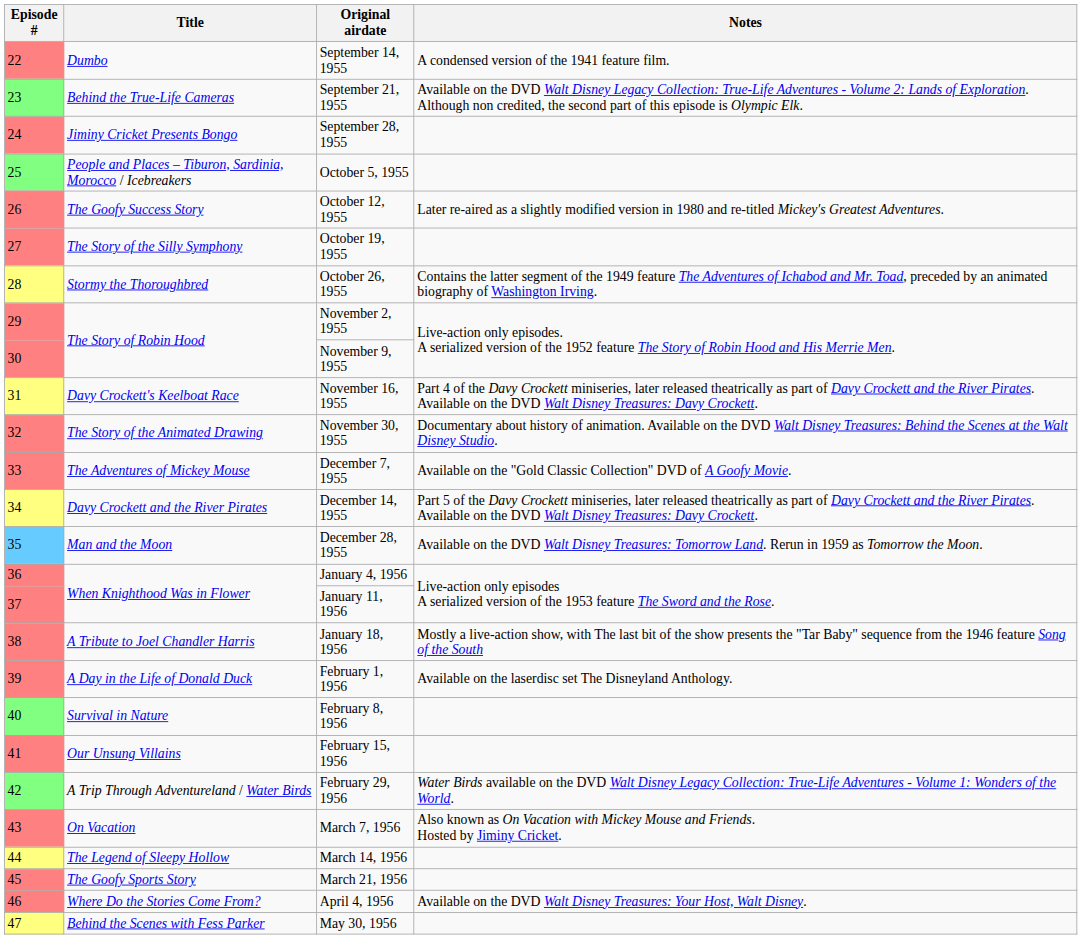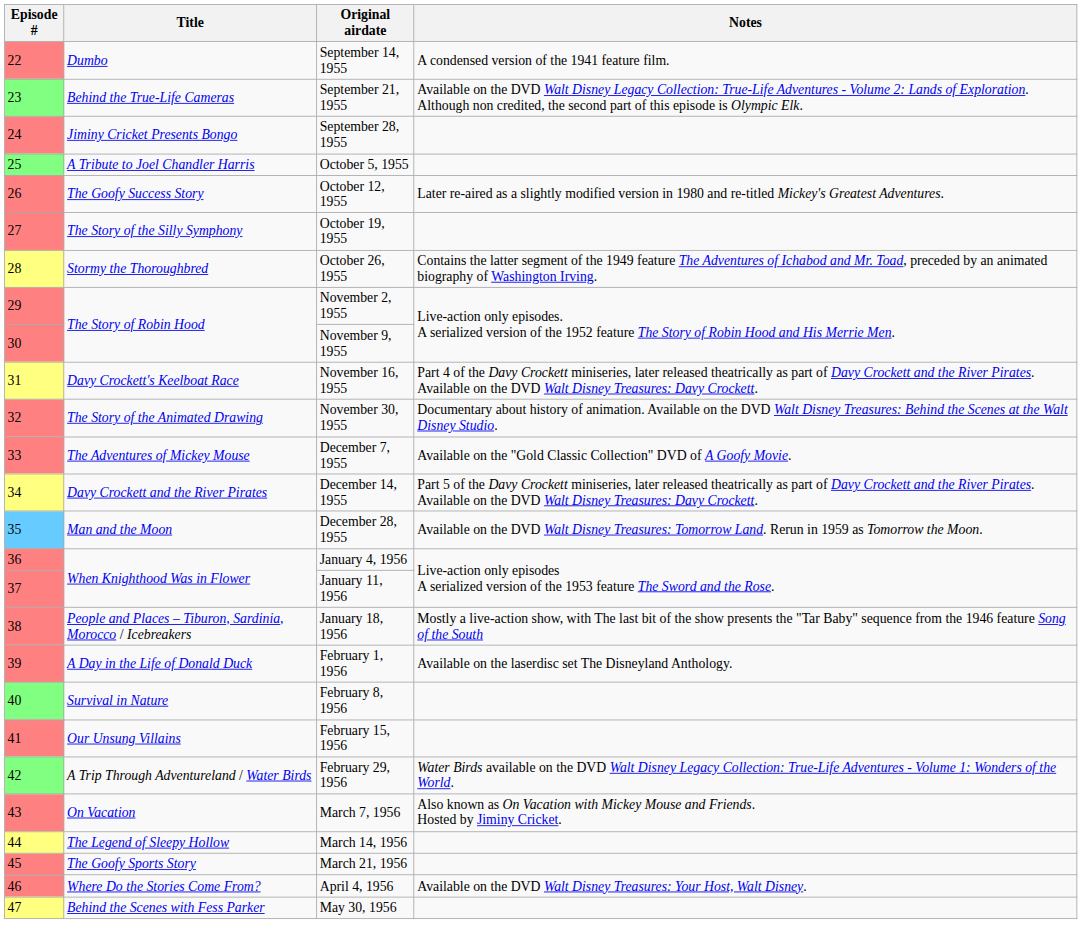(175, 172) People and Places – Tiburon, Sardinia, Morocco / Icebreakers -> (161, 164) A Tribute to Joel Chandler Harris
(161, 641) A Tribute to Joel Chandler Harris -> (175, 626) People and Places – Tiburon, Sardinia, Morocco / Icebreakers
